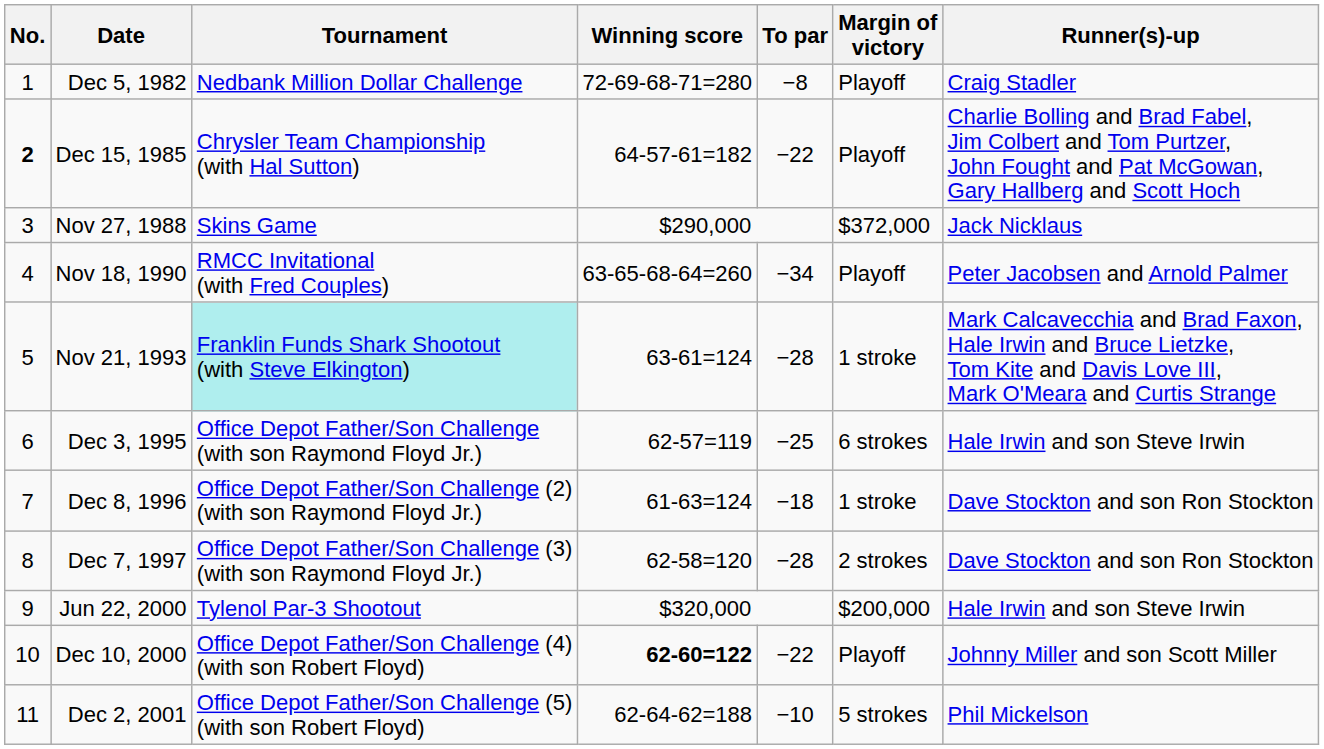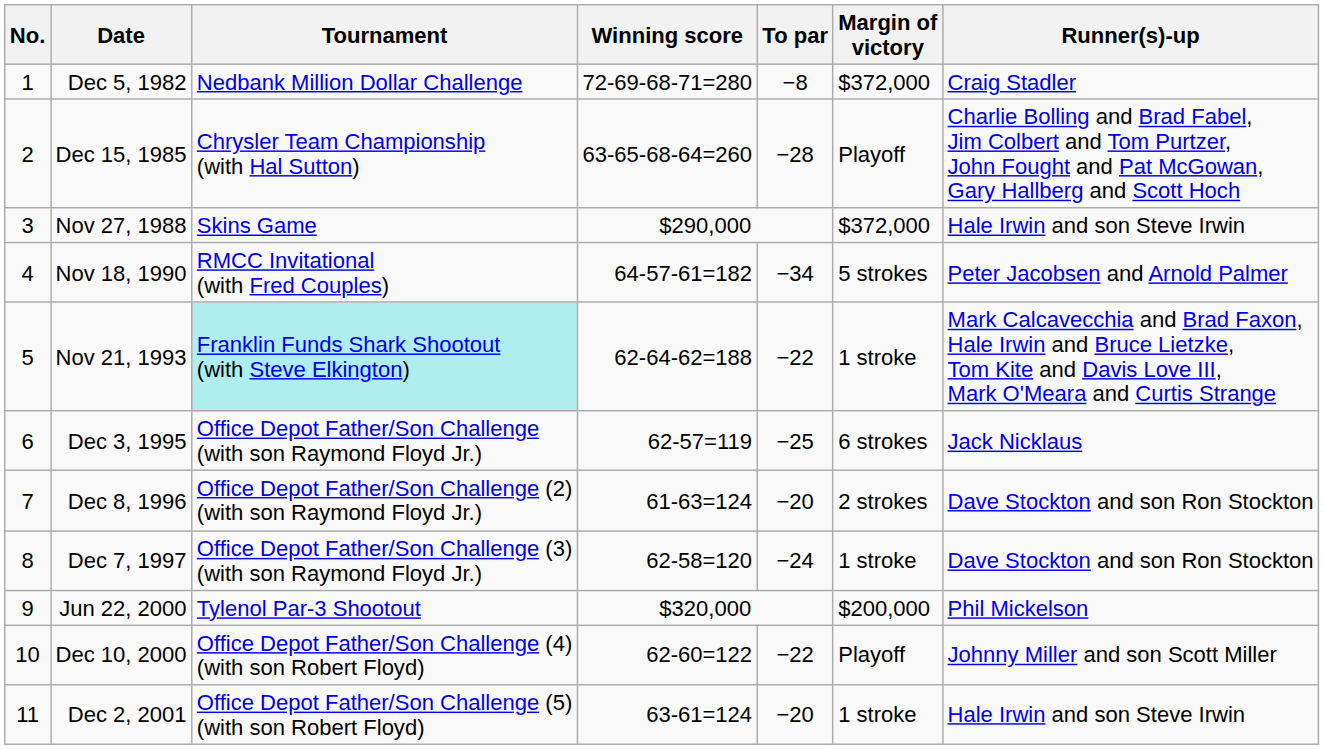(872, 82) Playoff -> (884, 82) $372,000
(28, 154) bold -> (28, 154) normal
(683, 154) 64-57-61=182 -> (667, 154) 63-65-68-64=260
(795, 154) −22 -> (795, 154) −28
(1015, 226) Jack Nicklaus -> (1096, 226) Hale Irwin and son Steve Irwin
(667, 273) 63-65-68-64=260 -> (683, 273) 64-57-61=182
(872, 273) Playoff -> (883, 273) 5 strokes
(699, 357) 63-61=124 -> (683, 357) 62-64-62=188
(795, 357) −28 -> (795, 357) −22
(1096, 441) Hale Irwin and son Steve Irwin -> (1015, 441) Jack Nicklaus
(795, 501) −18 -> (795, 501) −20
(877, 501) 1 stroke -> (883, 501) 2 strokes
(795, 560) −28 -> (795, 560) −24
(883, 560) 2 strokes -> (877, 560) 1 stroke
(1096, 608) Hale Irwin and son Steve Irwin -> (1018, 608) Phil Mickelson
(699, 655) bold -> (699, 655) normal
(683, 714) 62-64-62=188 -> (699, 714) 63-61=124
(795, 714) −10 -> (795, 714) −20
(883, 714) 5 strokes -> (877, 714) 1 stroke
(1018, 714) Phil Mickelson -> (1096, 714) Hale Irwin and son Steve Irwin
